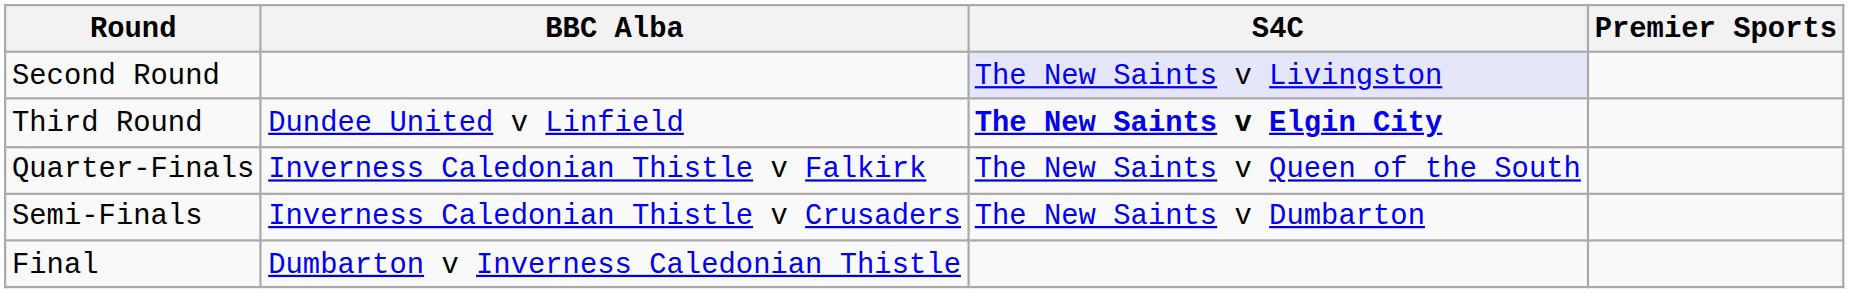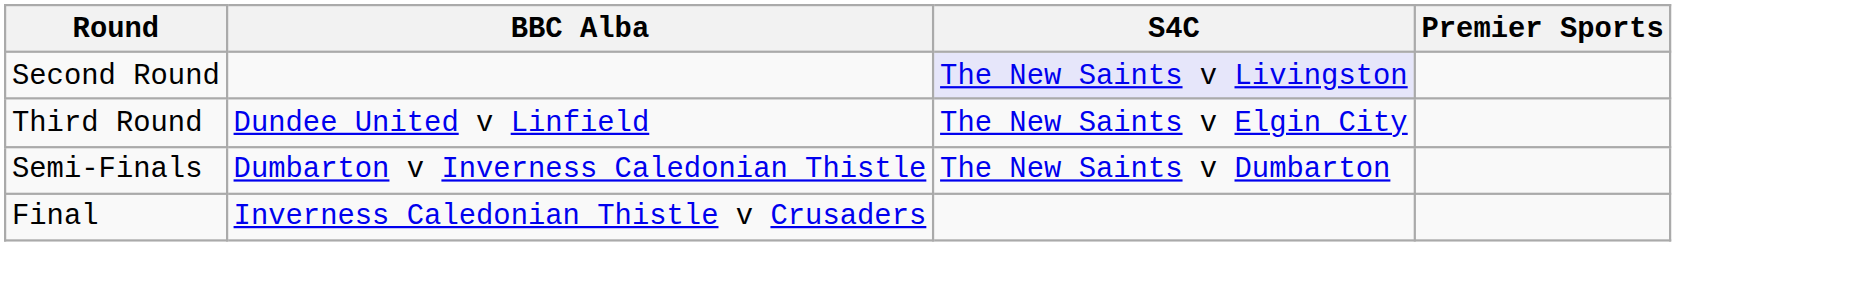(1209, 123) bold -> (1174, 123) normal
- row: (133, 170)
(615, 217) Inverness Caledonian Thistle v Crusaders -> (580, 170) Dumbarton v Inverness Caledonian Thistle
(615, 264) Dumbarton v Inverness Caledonian Thistle -> (580, 217) Inverness Caledonian Thistle v Crusaders
